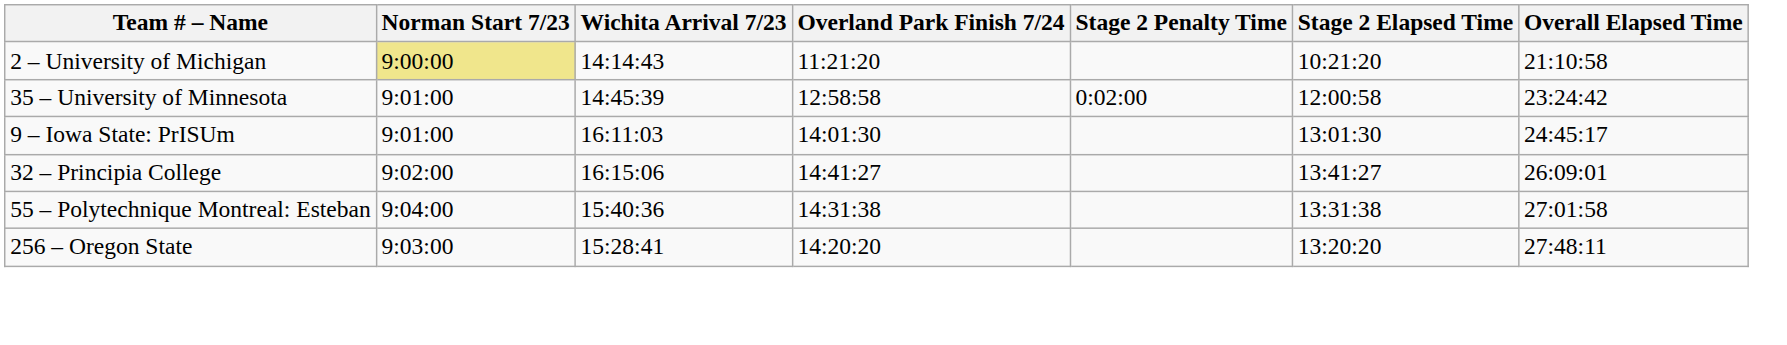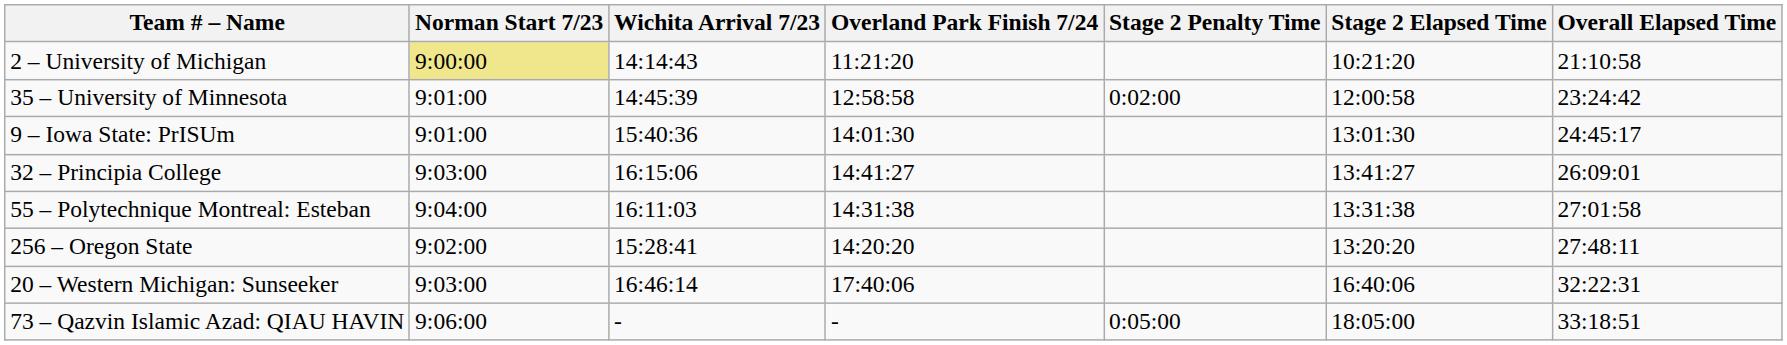(622, 135) 16:11:03 -> (656, 135) 15:40:36
(417, 172) 9:02:00 -> (451, 172) 9:03:00
(622, 209) 15:40:36 -> (655, 209) 16:11:03
(417, 246) 9:03:00 -> (451, 246) 9:02:00
+ row: (174, 284)
+ row: (207, 321)
